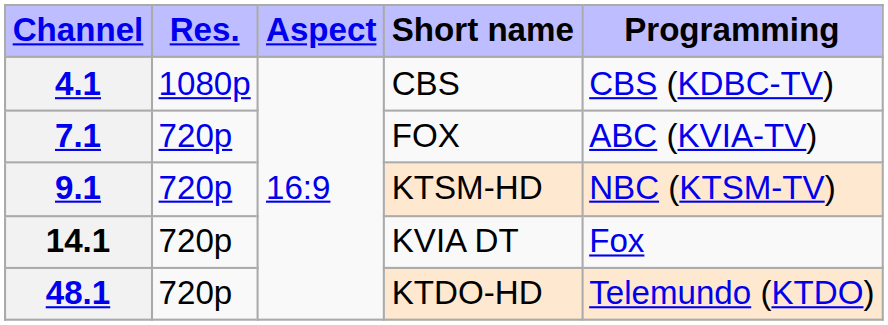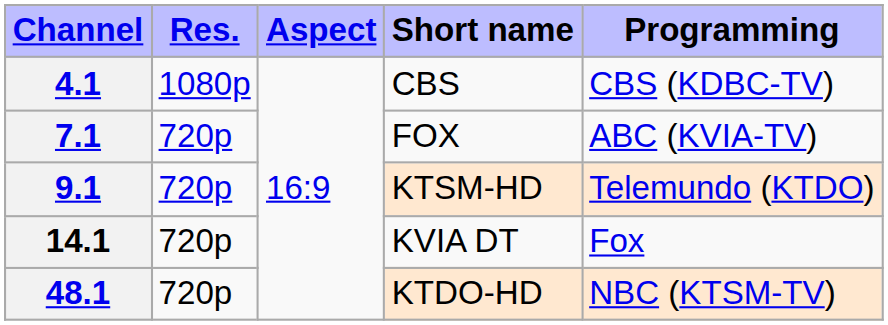(712, 188) NBC (KTSM-TV) -> (732, 188) Telemundo (KTDO)
(732, 293) Telemundo (KTDO) -> (712, 293) NBC (KTSM-TV)
